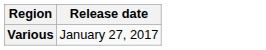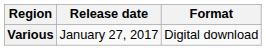+ column: (211, 14)
